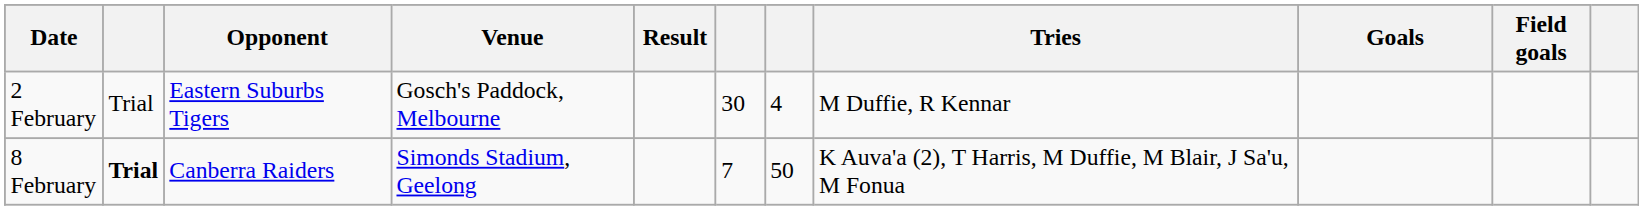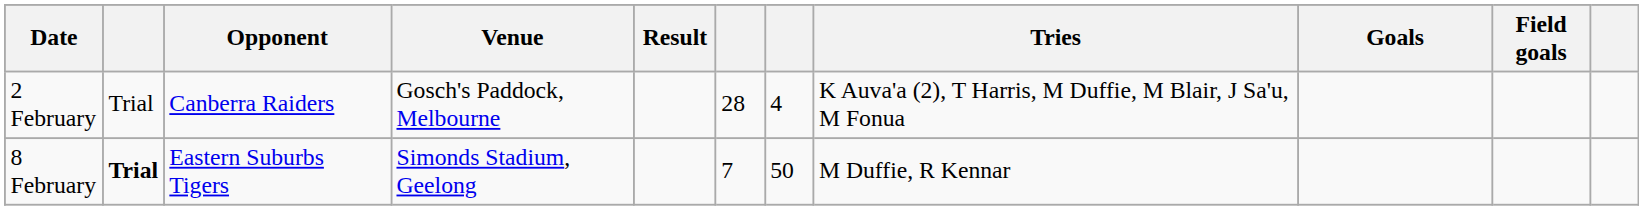(247, 104) Eastern Suburbs Tigers -> (252, 104) Canberra Raiders
(733, 104) 30 -> (733, 104) 28
(915, 104) M Duffie, R Kennar -> (1054, 104) K Auva'a (2), T Harris, M Duffie, M Blair, J Sa'u, M Fonua
(252, 171) Canberra Raiders -> (247, 171) Eastern Suburbs Tigers
(1054, 171) K Auva'a (2), T Harris, M Duffie, M Blair, J Sa'u, M Fonua -> (915, 171) M Duffie, R Kennar
